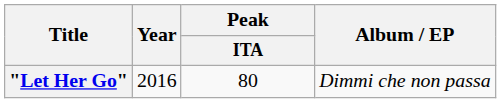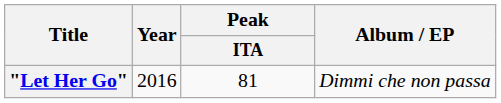(248, 81) 80 -> (248, 81) 81
